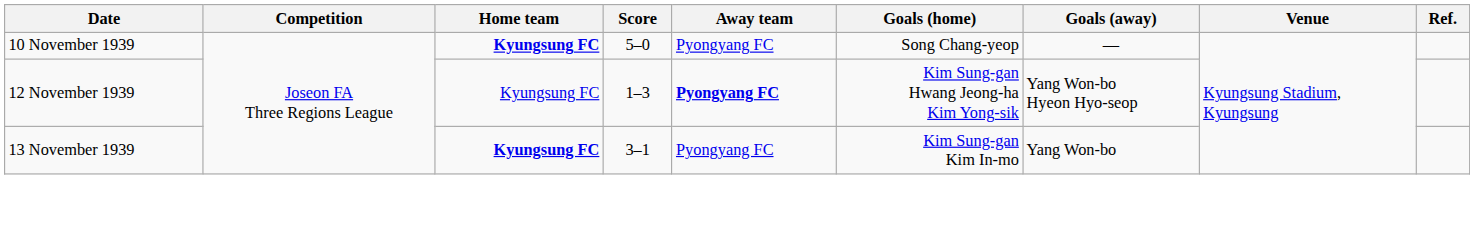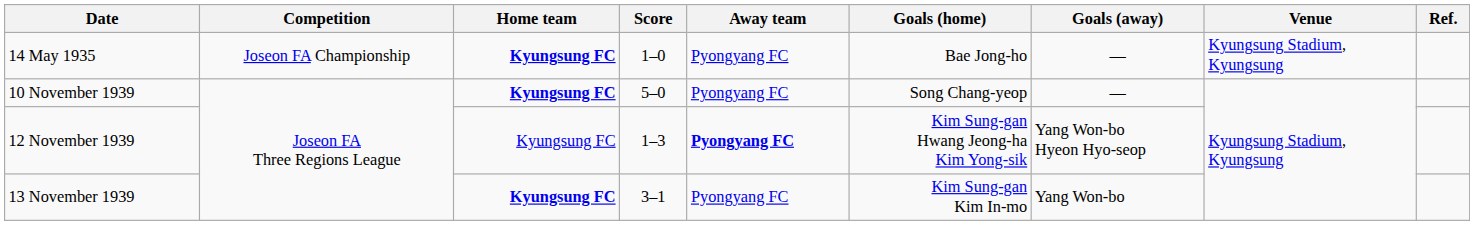+ row: (52, 55)
